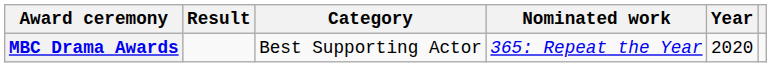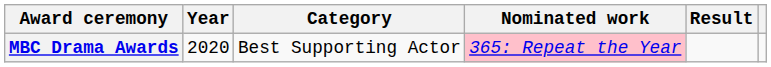columns swapped: (732, 19) <-> (219, 19)
(596, 48) no background -> (575, 48) pink background
